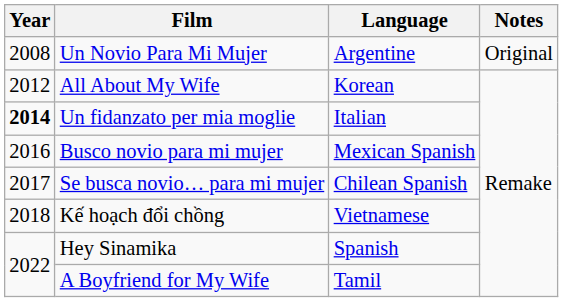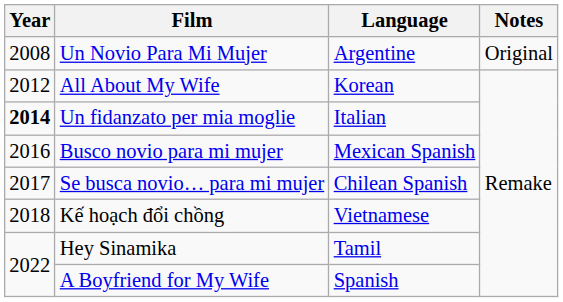(366, 248) Spanish -> (357, 248) Tamil
(357, 280) Tamil -> (366, 280) Spanish
